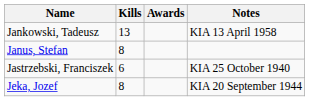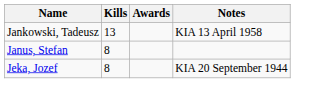- row: (60, 68)
